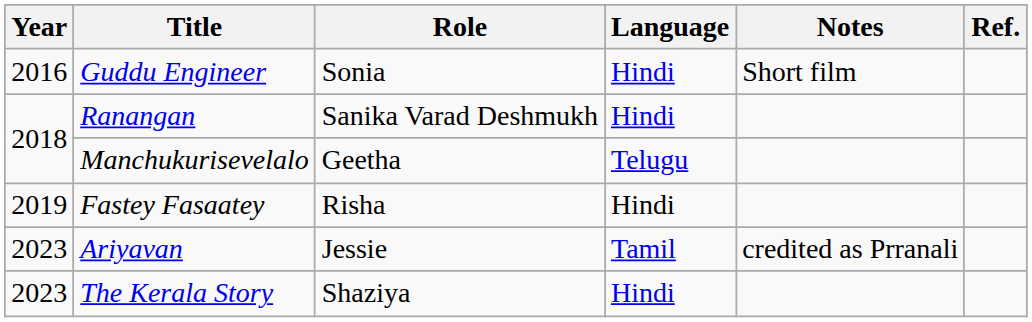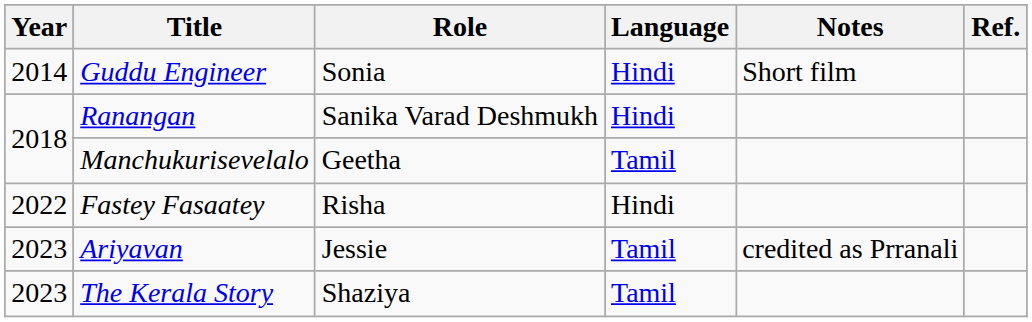(39, 71) 2016 -> (39, 71) 2014
(650, 159) Telugu -> (643, 159) Tamil
(39, 204) 2019 -> (39, 204) 2022
(643, 293) Hindi -> (643, 293) Tamil
